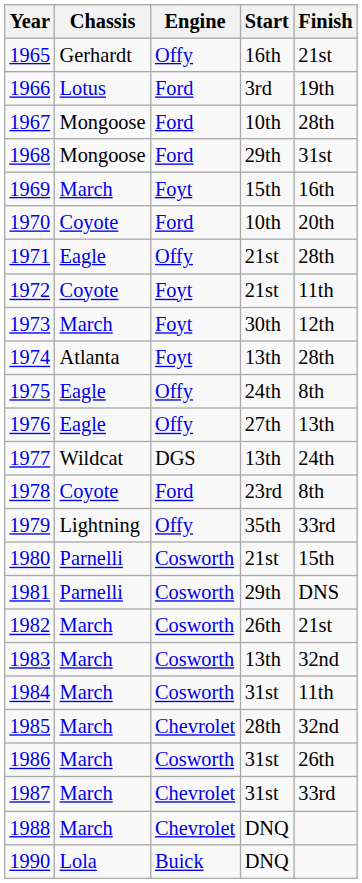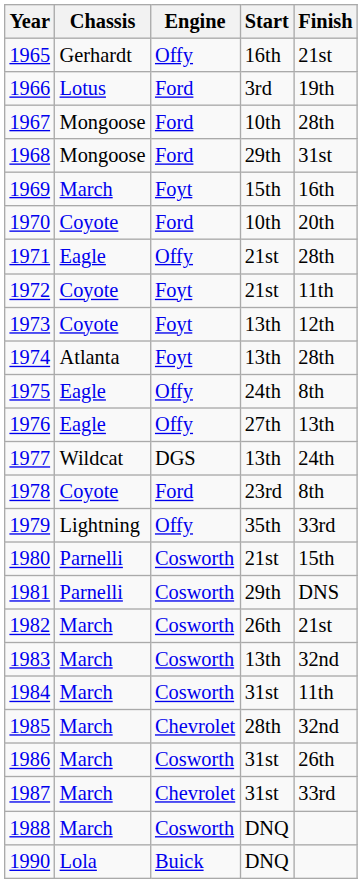(86, 323) March -> (89, 323) Coyote
(263, 323) 30th -> (263, 323) 13th
(195, 827) Chevrolet -> (195, 827) Cosworth
